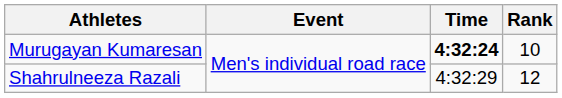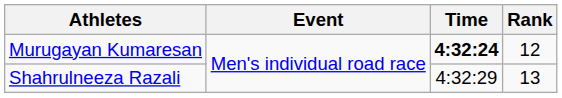(530, 49) 10 -> (530, 49) 12
(530, 78) 12 -> (530, 78) 13
